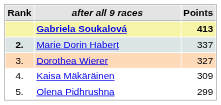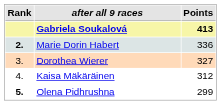(205, 45) 337 -> (205, 45) 336
(205, 76) 309 -> (205, 76) 312
(19, 92) normal -> (19, 92) bold
